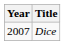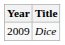(18, 31) 2007 -> (18, 31) 2009
